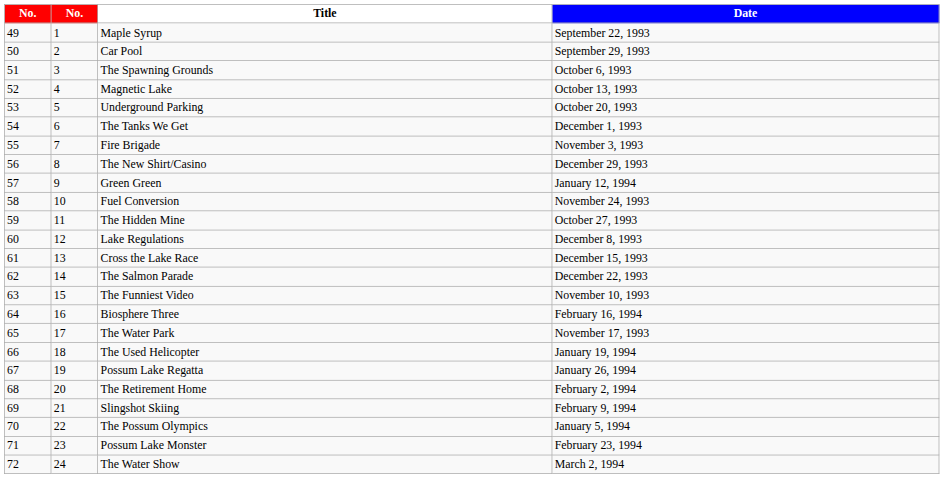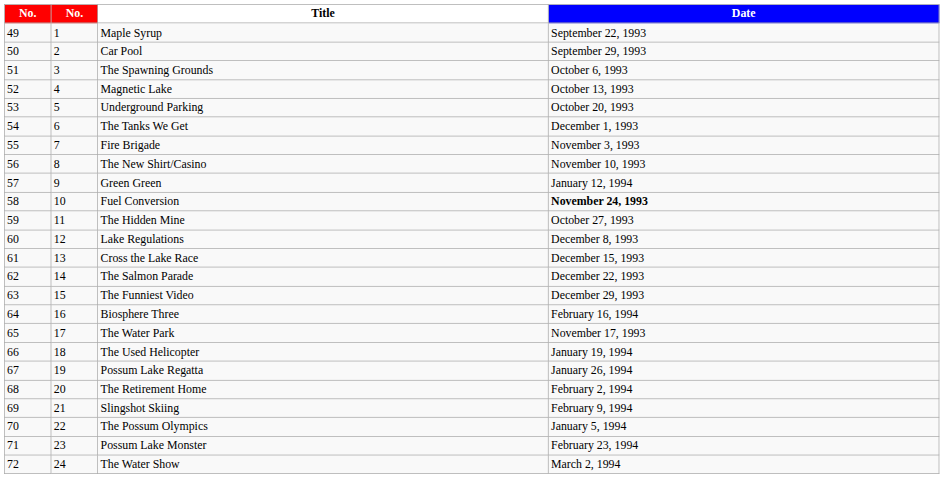(601, 164) December 29, 1993 -> (598, 164) November 10, 1993
(602, 201) normal -> (599, 201) bold
(602, 295) November 10, 1993 -> (598, 295) December 29, 1993
